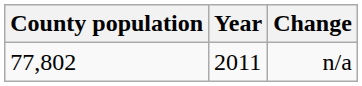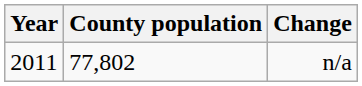columns swapped: (238, 23) <-> (107, 23)
